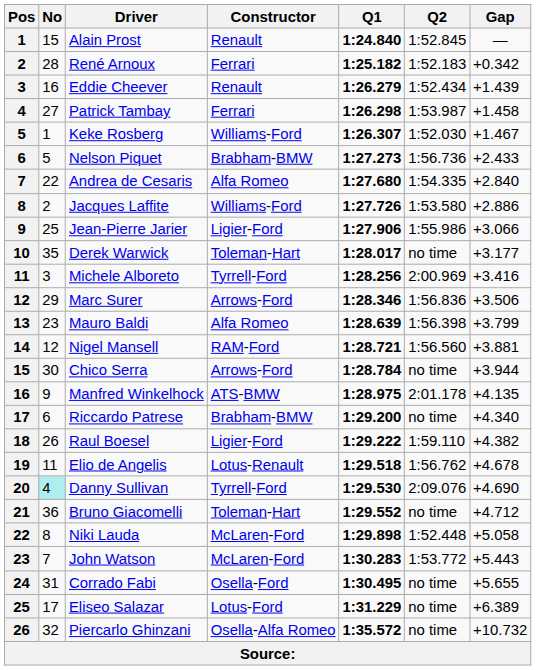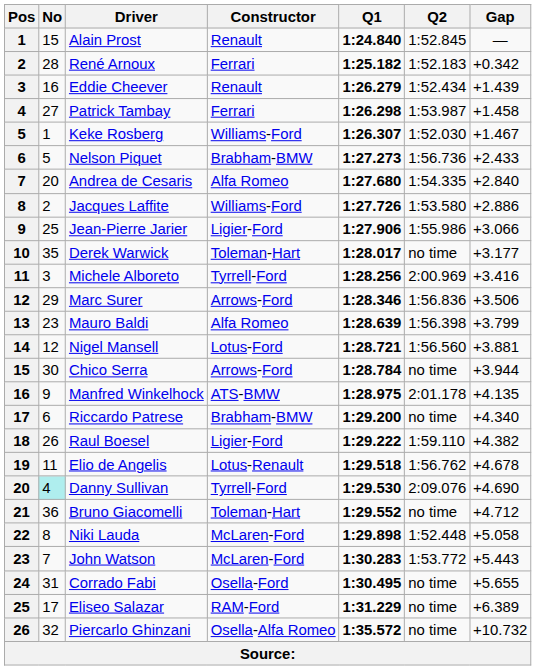(50, 182) 22 -> (50, 182) 20
(245, 347) RAM-Ford -> (247, 347) Lotus-Ford
(247, 606) Lotus-Ford -> (245, 606) RAM-Ford
